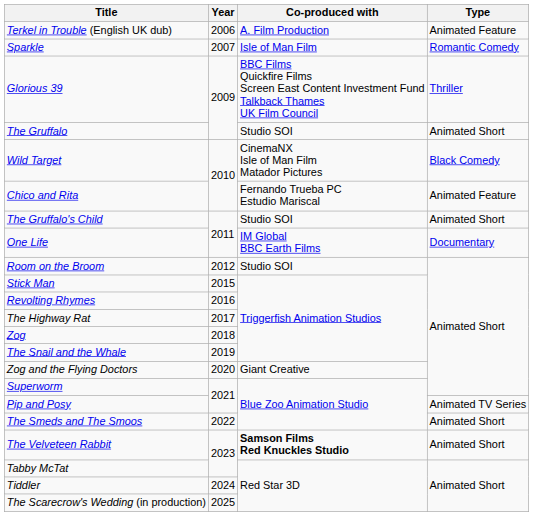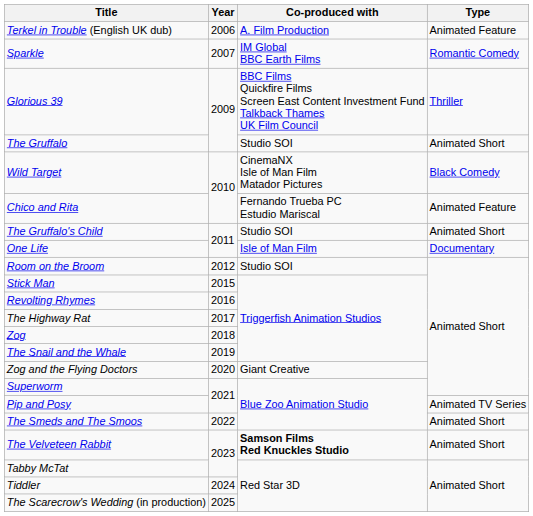(278, 47) Isle of Man Film -> (280, 53) IM Global BBC Earth Films
(280, 242) IM Global BBC Earth Films -> (278, 249) Isle of Man Film
